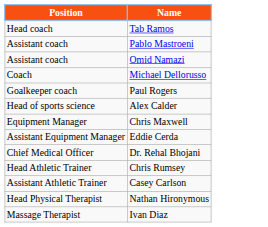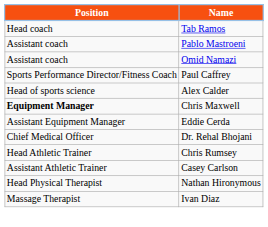- row: (168, 75)
- row: (153, 90)
+ row: (206, 75)
(47, 121) normal -> (50, 106) bold
